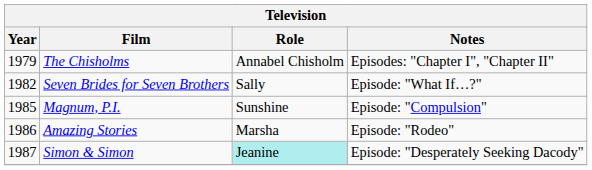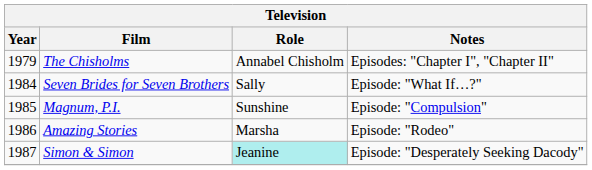(22, 84) 1982 -> (22, 84) 1984
